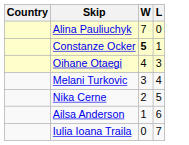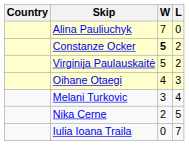(159, 47) 1 -> (178, 47) 2
+ row: (104, 64)
- row: (89, 115)
